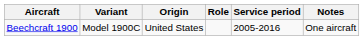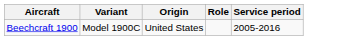- column: (331, 12)
